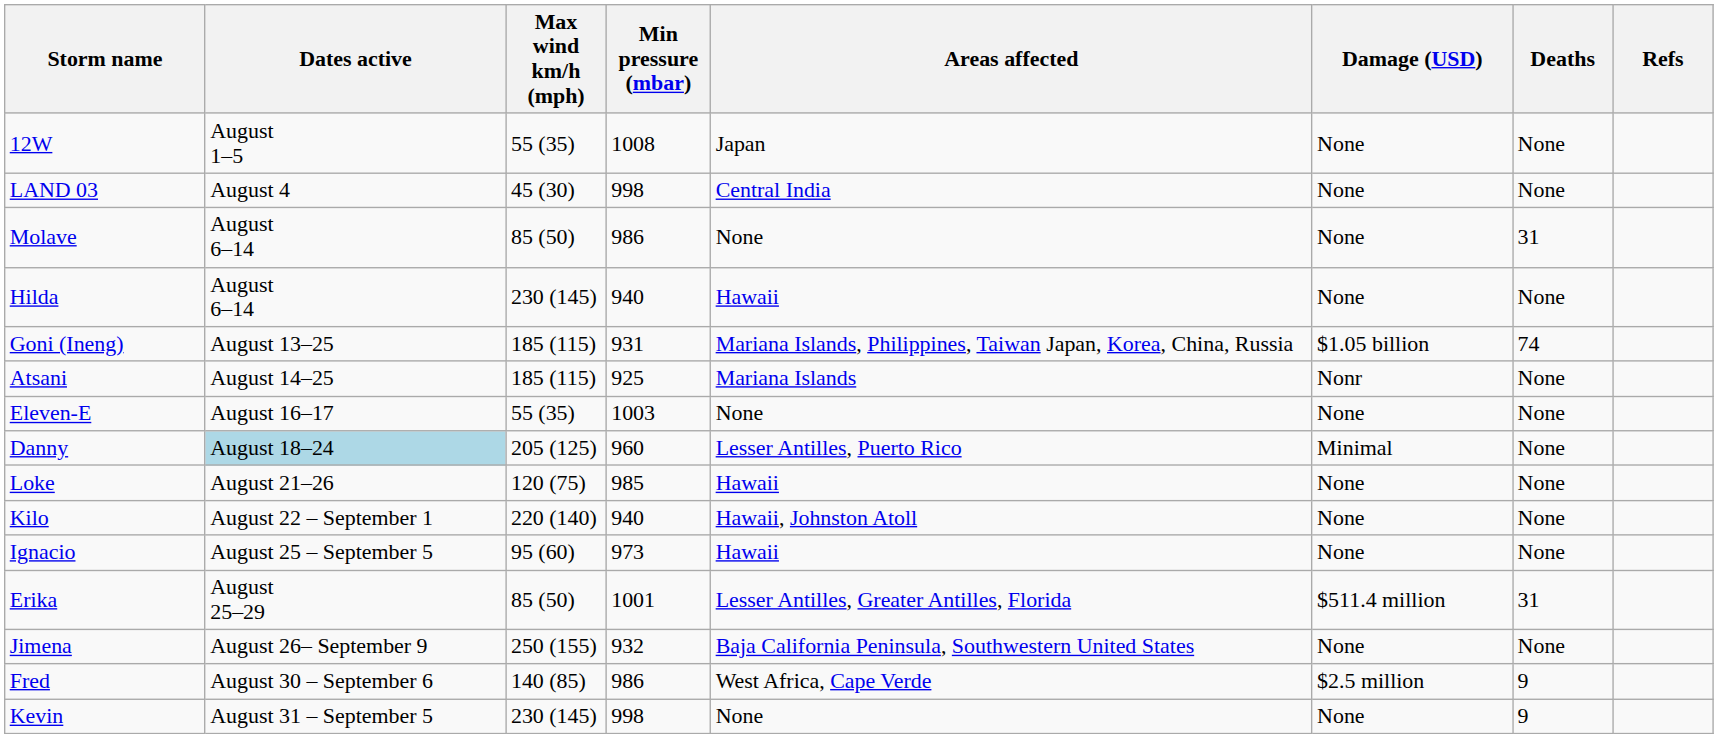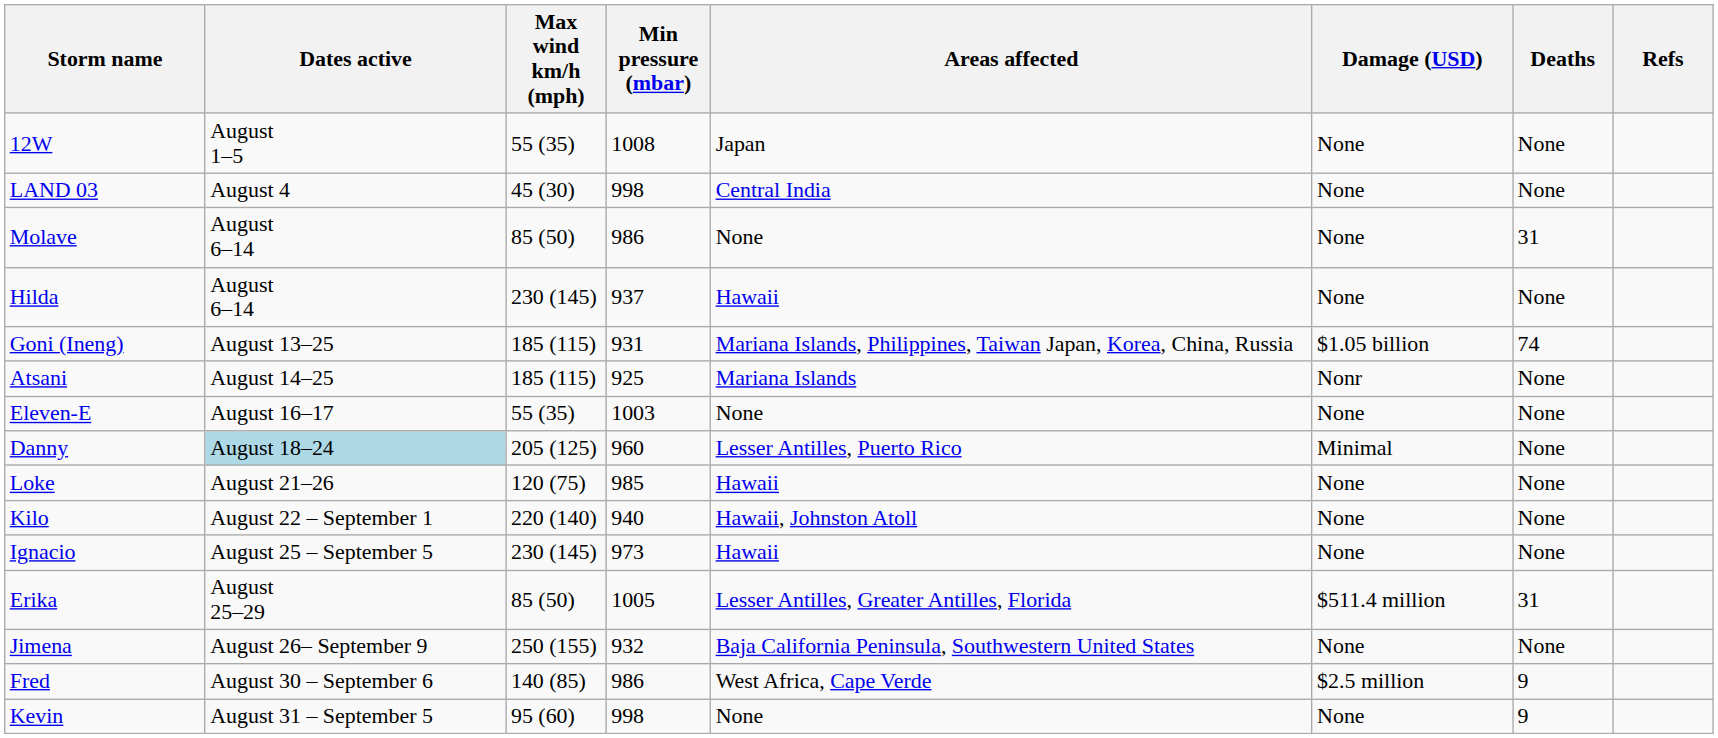(628, 296) 940 -> (628, 296) 937
(543, 552) 95 (60) -> (554, 552) 230 (145)
(633, 599) 1001 -> (633, 599) 1005
(554, 715) 230 (145) -> (543, 715) 95 (60)
